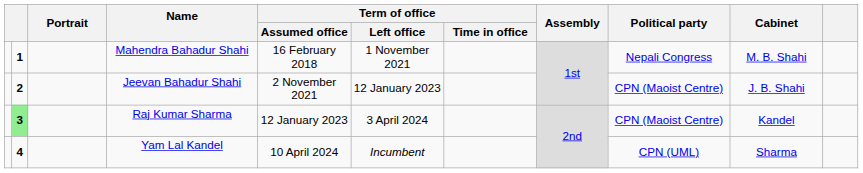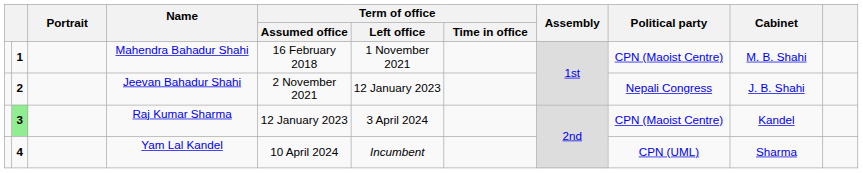(669, 57) Nepali Congress -> (669, 57) CPN (Maoist Centre)
(669, 89) CPN (Maoist Centre) -> (669, 89) Nepali Congress
